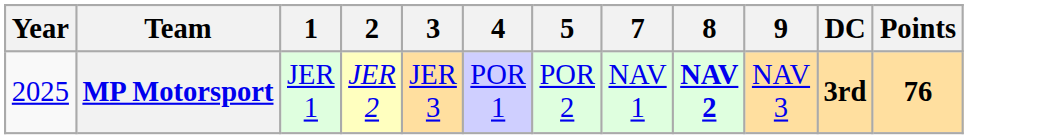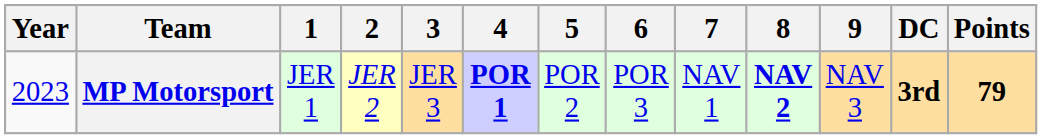+ column: (641, 27)
(40, 91) 2025 -> (40, 91) 2023
(498, 91) normal -> (501, 91) bold
(918, 91) 76 -> (992, 91) 79
